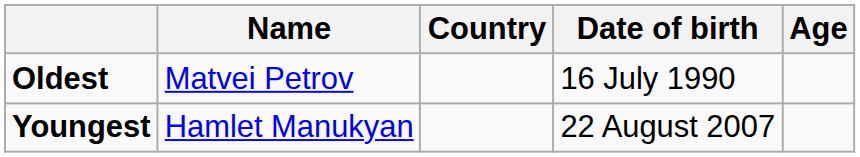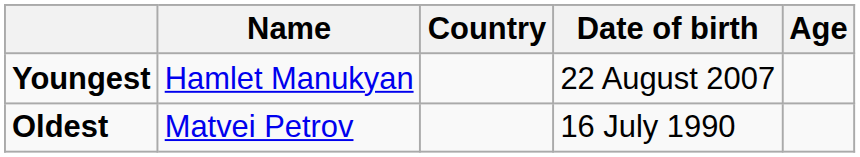rows swapped: (81, 126) <-> (60, 77)
